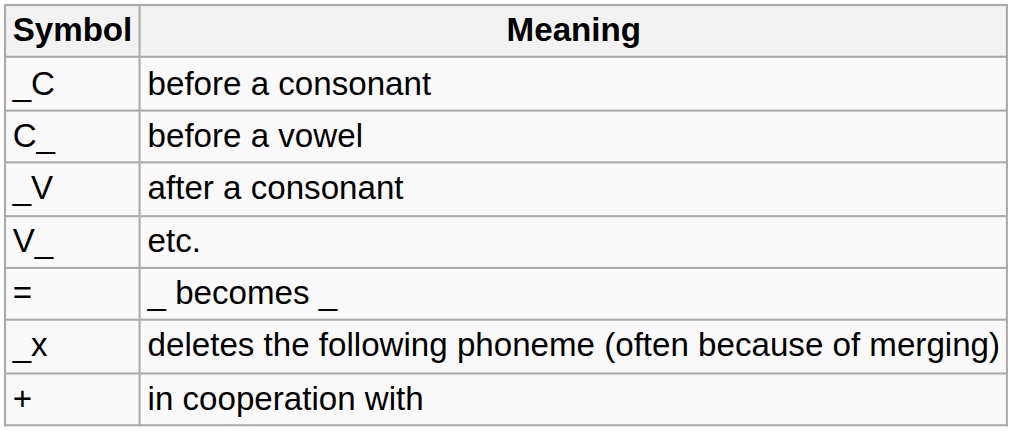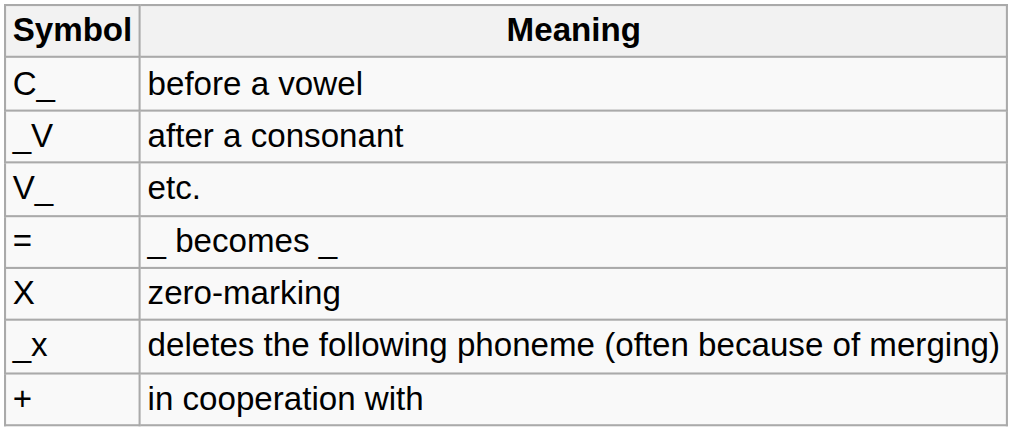- row: (289, 83)
+ row: (244, 293)
